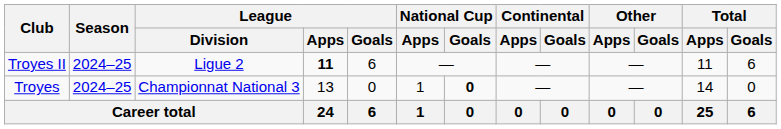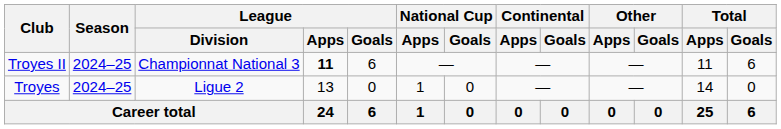(219, 64) Ligue 2 -> (219, 64) Championnat National 3
(219, 87) Championnat National 3 -> (219, 87) Ligue 2
(470, 87) bold -> (470, 87) normal
